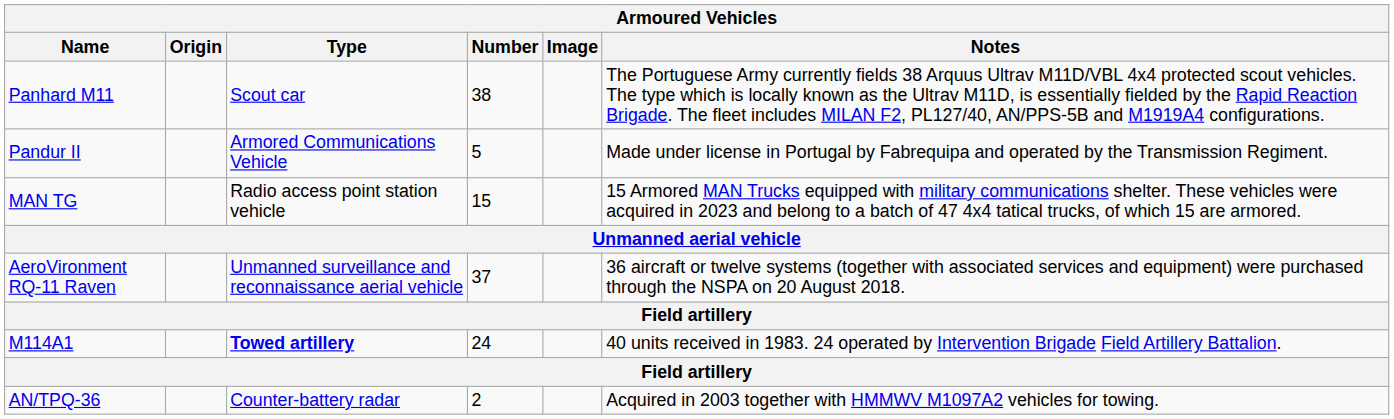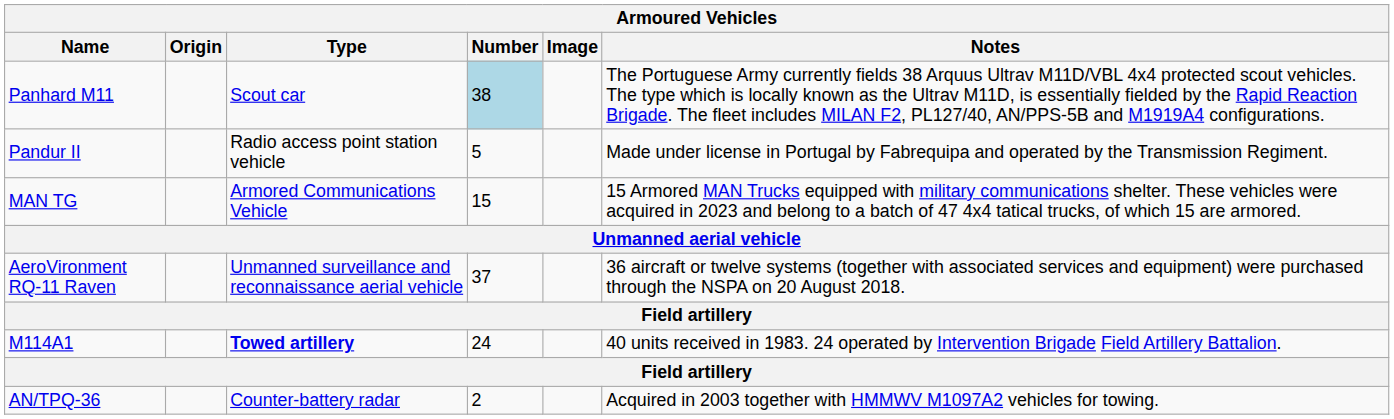(481, 94) no background -> (481, 94) lightblue background
(333, 153) Armored Communications Vehicle -> (334, 153) Radio access point station vehicle
(334, 201) Radio access point station vehicle -> (333, 201) Armored Communications Vehicle
